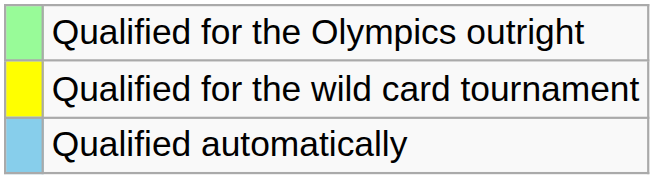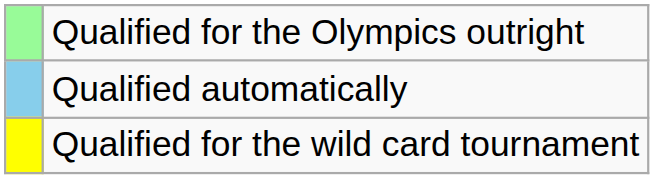rows swapped: (230, 144) <-> (345, 88)
